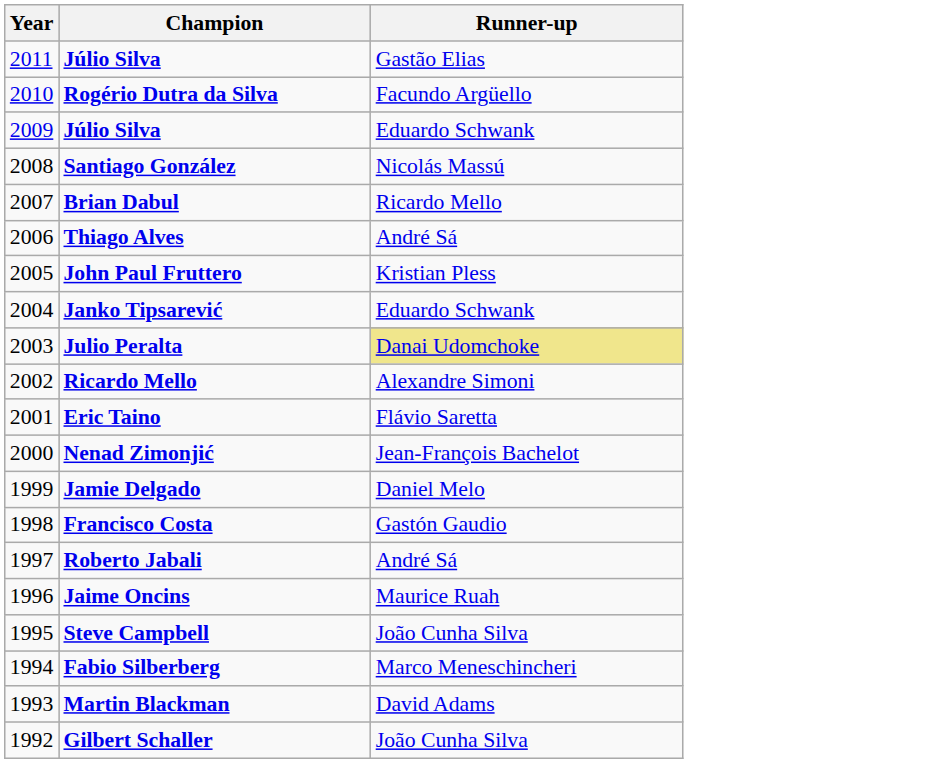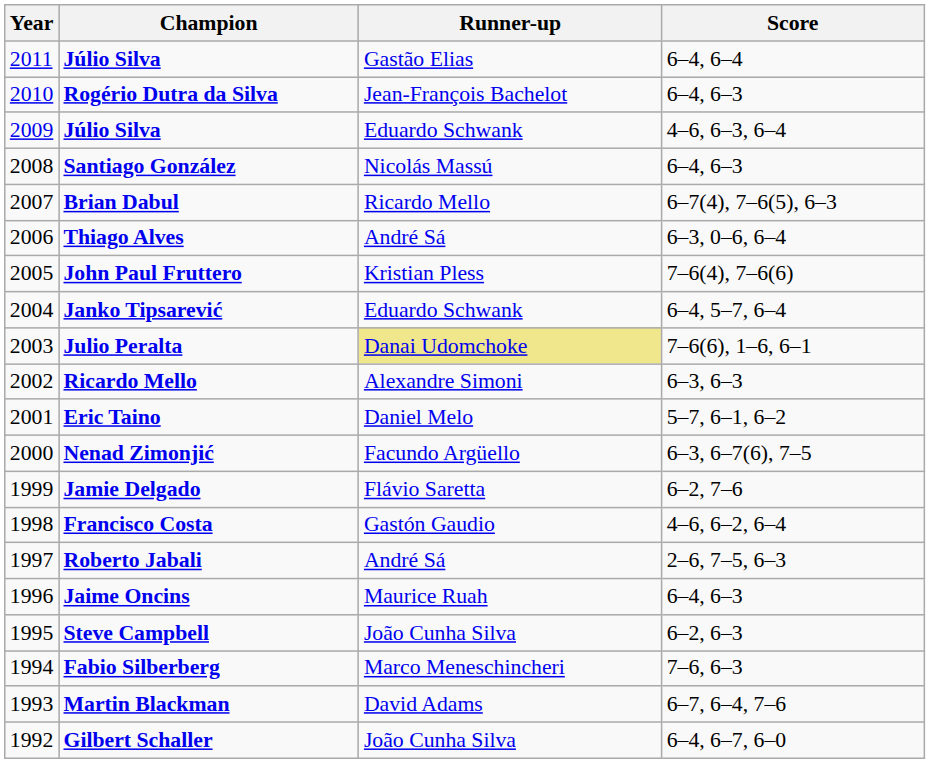+ column: (793, 22)
(454, 94) Facundo Argüello -> (466, 94) Jean-François Bachelot
(436, 417) Flávio Saretta -> (419, 417) Daniel Melo
(477, 453) Jean-François Bachelot -> (442, 453) Facundo Argüello
(430, 489) Daniel Melo -> (425, 489) Flávio Saretta
